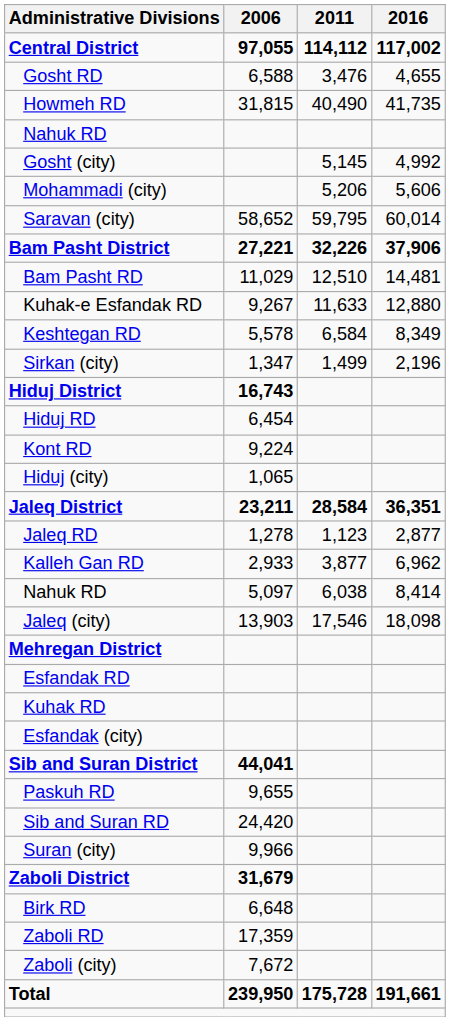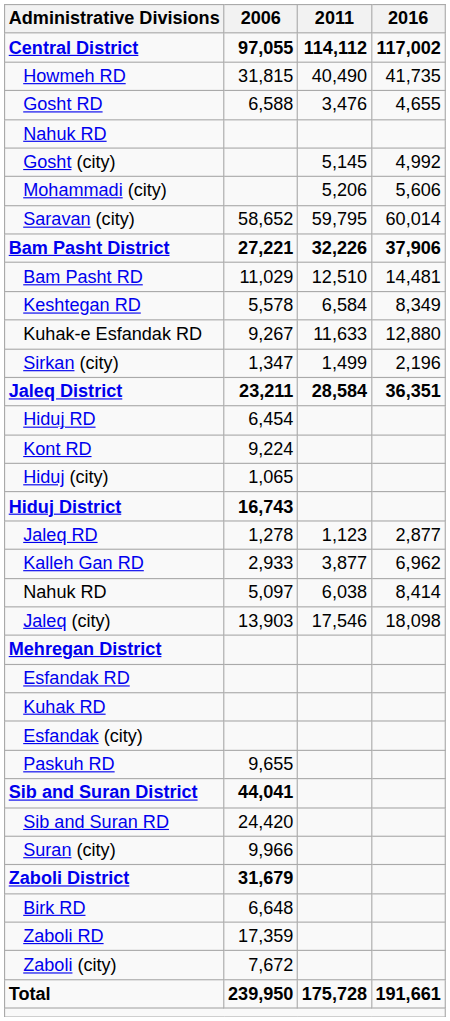rows swapped: (63, 76) <-> (74, 104)
rows swapped: (82, 334) <-> (113, 305)
rows swapped: (65, 391) <-> (66, 506)
rows swapped: (103, 764) <-> (69, 793)
